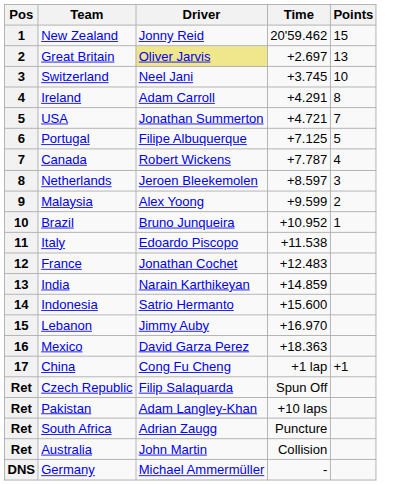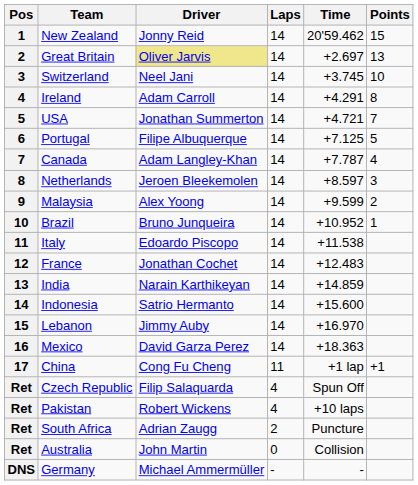+ column: (286, 15)
(185, 160) Robert Wickens -> (198, 160) Adam Langley-Khan
(198, 408) Adam Langley-Khan -> (185, 408) Robert Wickens
